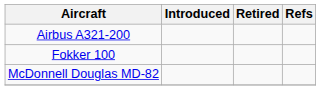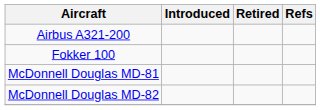+ row: (83, 74)
